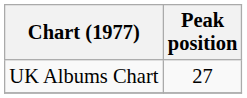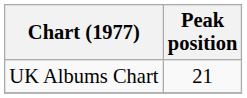(203, 76) 27 -> (203, 76) 21
